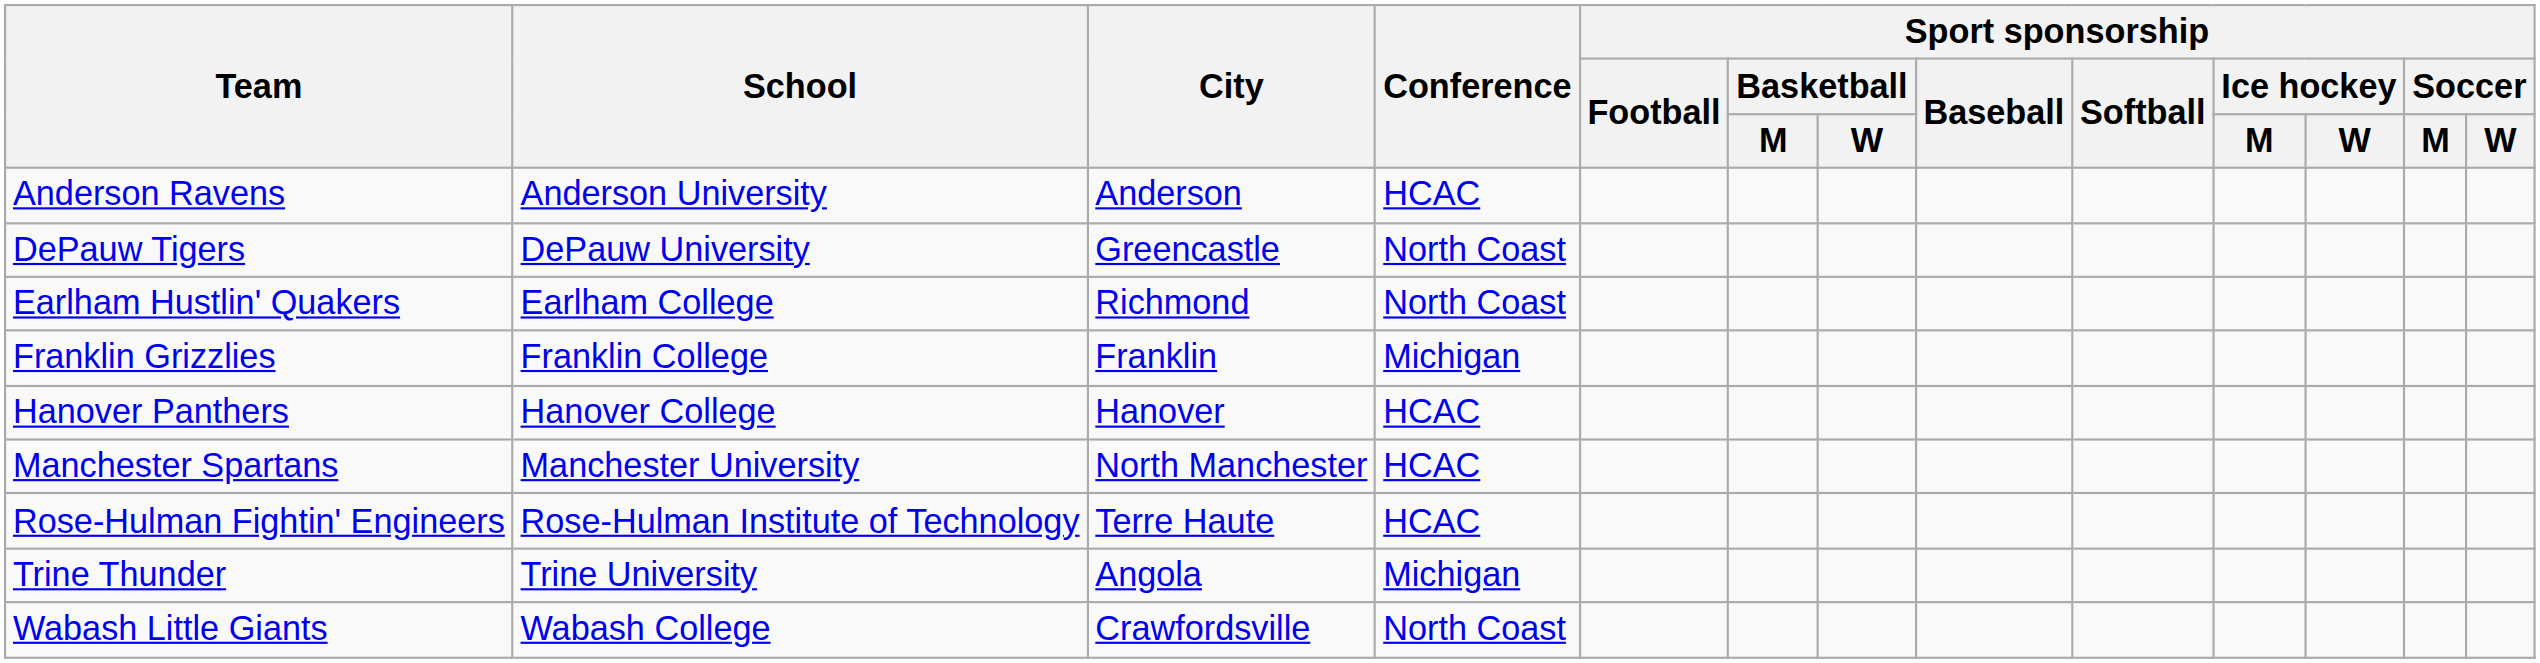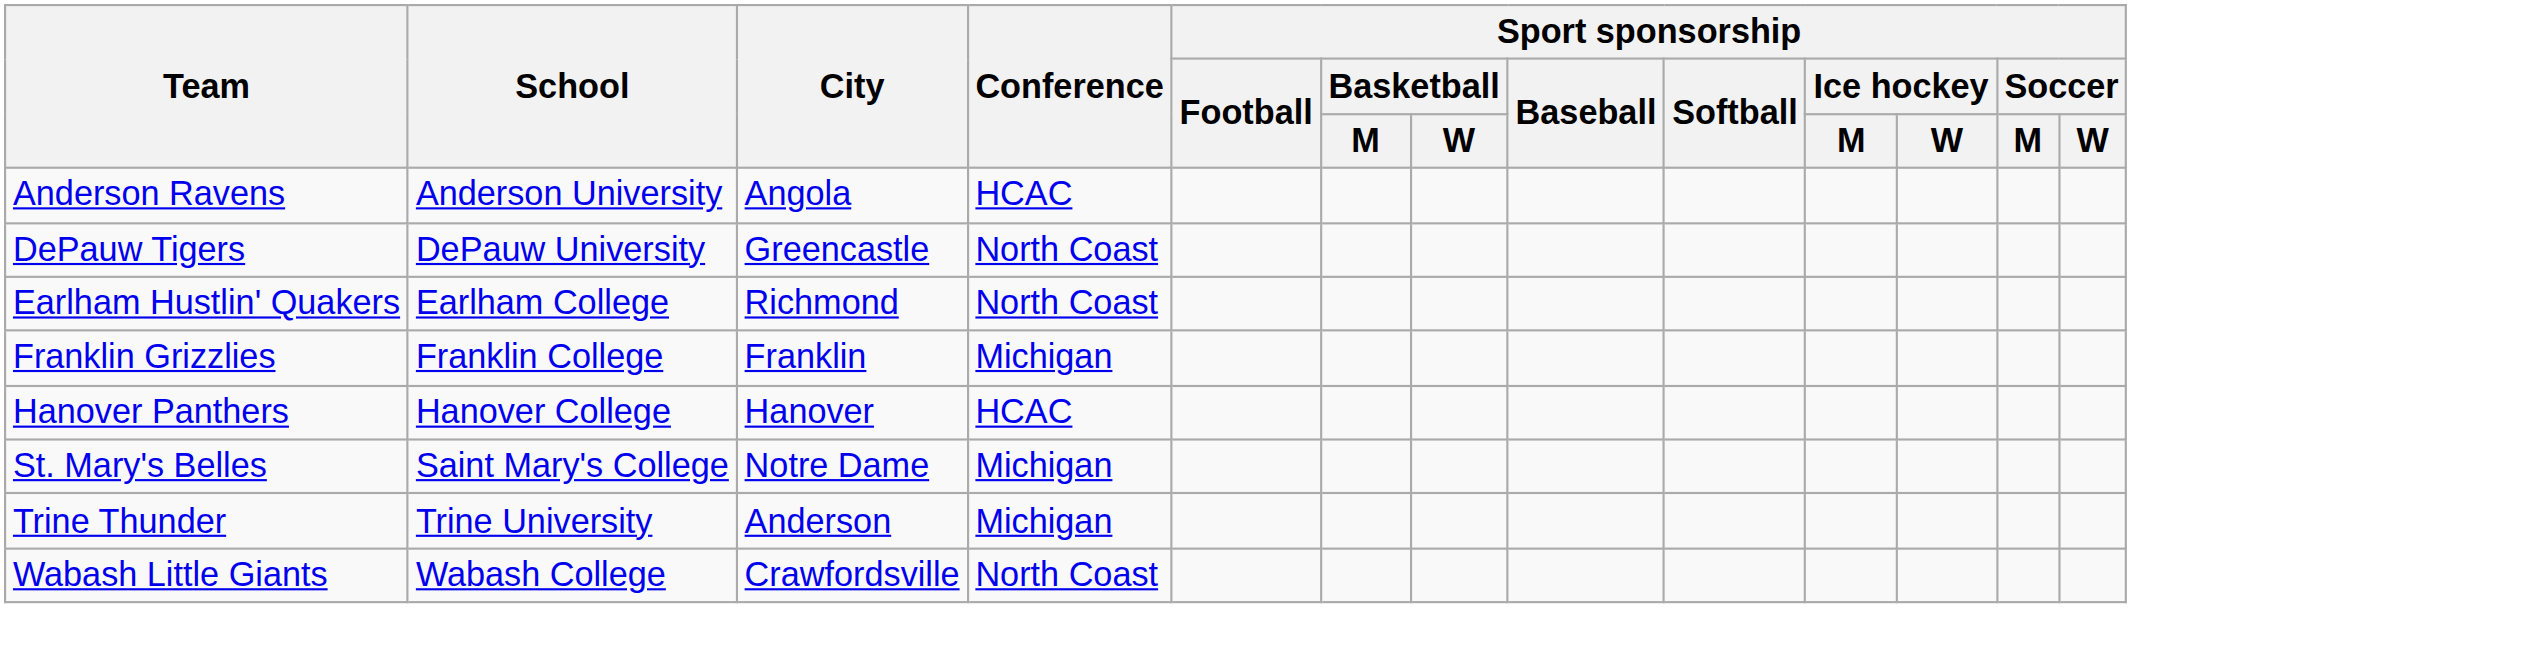(1169, 194) Anderson -> (798, 194) Angola
- row: (176, 466)
- row: (259, 520)
+ row: (140, 466)
(1149, 574) Angola -> (818, 520) Anderson
